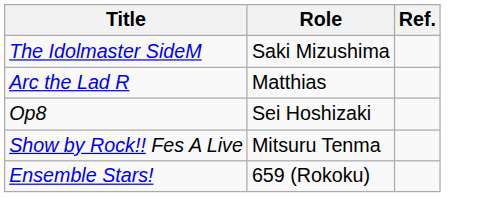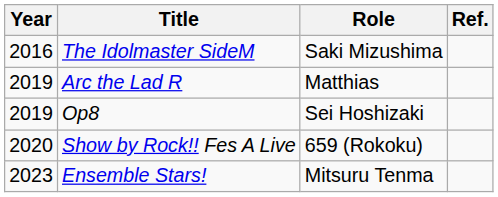+ column: (31, 20)
(316, 144) Mitsuru Tenma -> (364, 144) 659 (Rokoku)
(311, 176) 659 (Rokoku) -> (369, 176) Mitsuru Tenma
